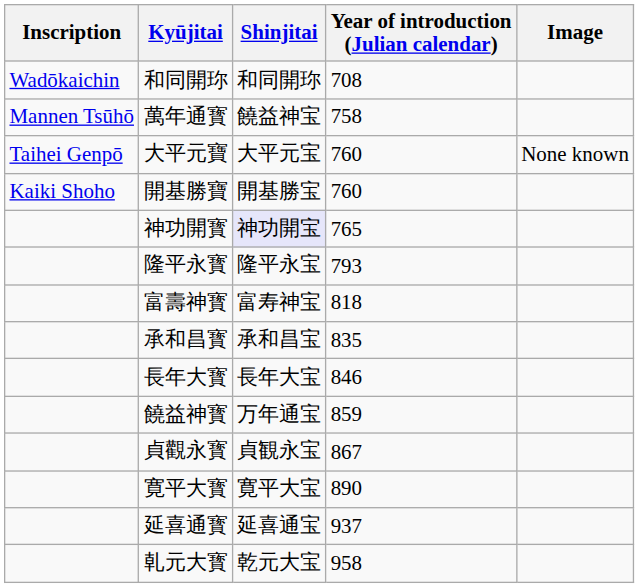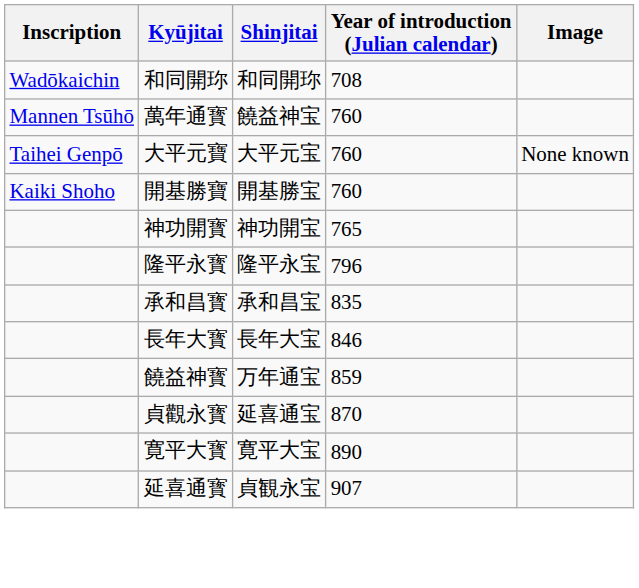(346, 117) 758 -> (346, 117) 760
(279, 227) lavender background -> (279, 227) no background
(346, 265) 793 -> (346, 265) 796
- row: (186, 302)
(279, 450) 貞観永宝 -> (279, 413) 延喜通宝
(346, 451) 867 -> (346, 414) 870
(279, 525) 延喜通宝 -> (279, 488) 貞観永宝
(346, 525) 937 -> (346, 488) 907
- row: (186, 562)
